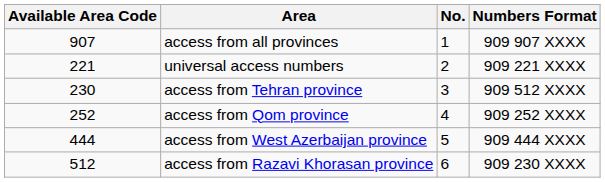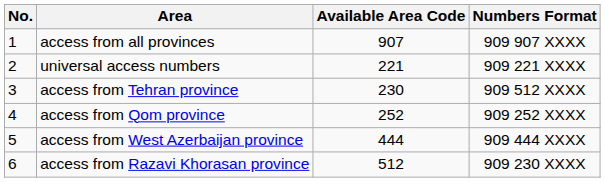columns swapped: (453, 16) <-> (83, 16)
